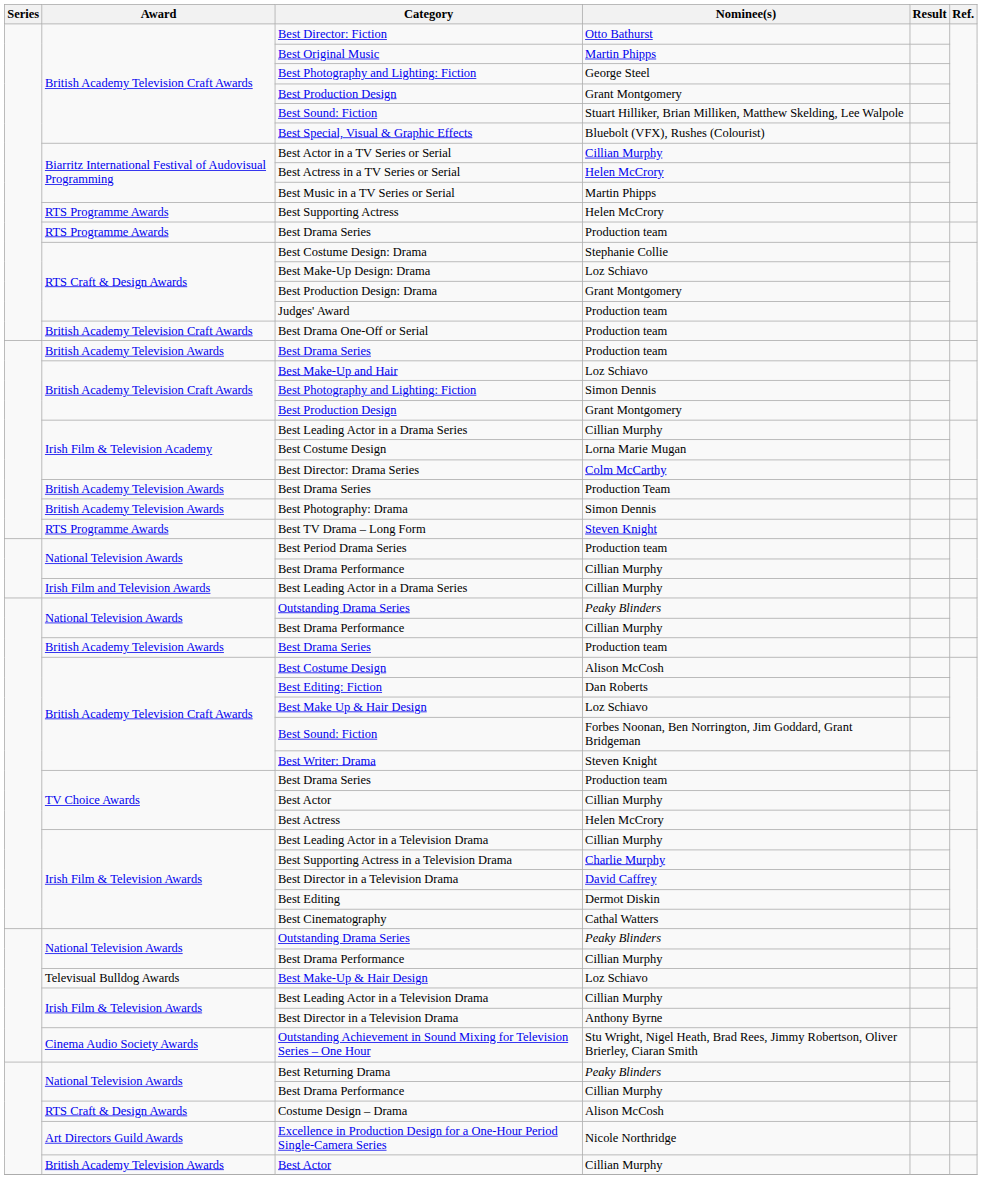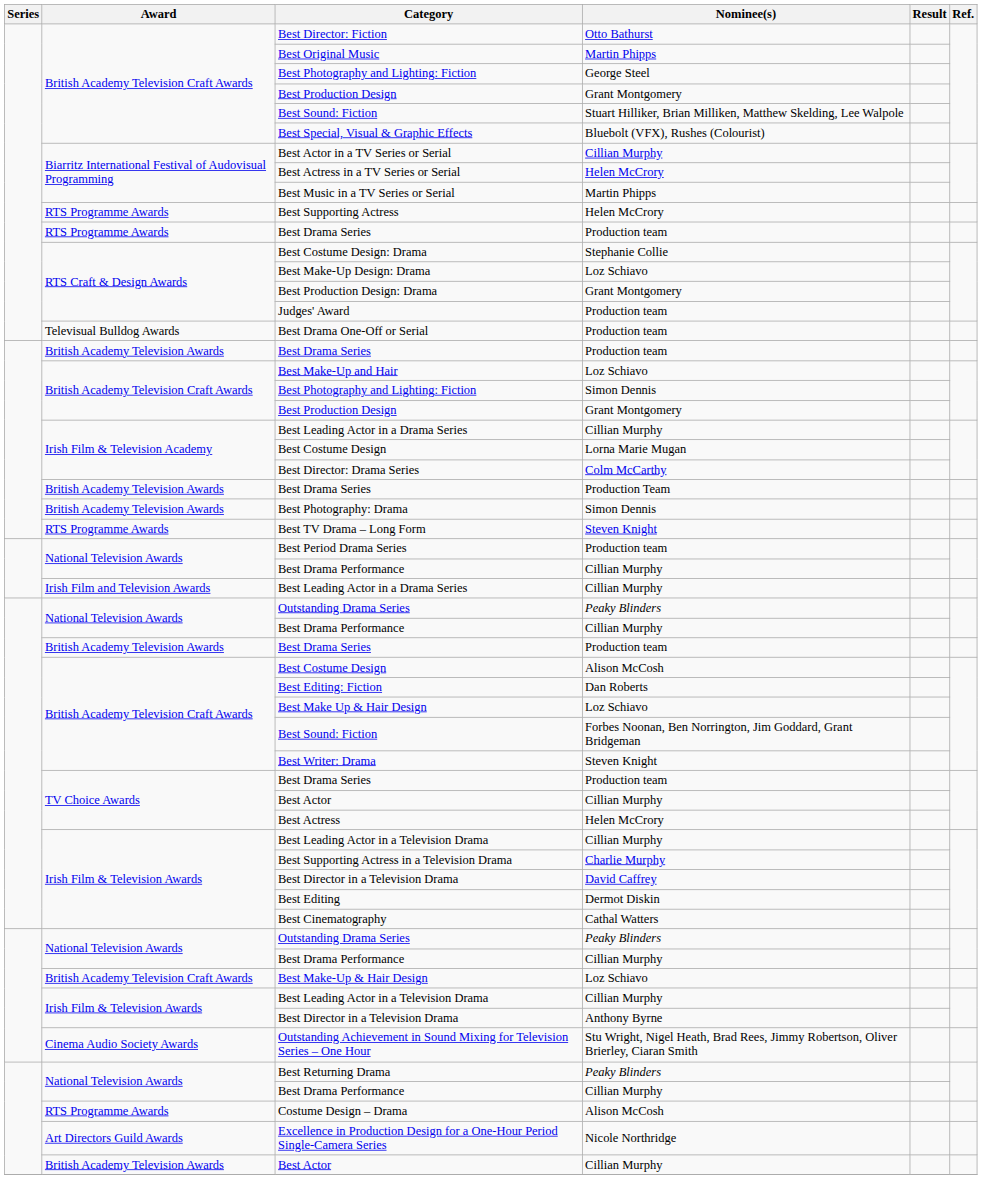(149, 331) British Academy Television Craft Awards -> (112, 331) Televisual Bulldog Awards
(112, 978) Televisual Bulldog Awards -> (149, 978) British Academy Television Craft Awards
(116, 1111) RTS Craft & Design Awards -> (107, 1111) RTS Programme Awards
